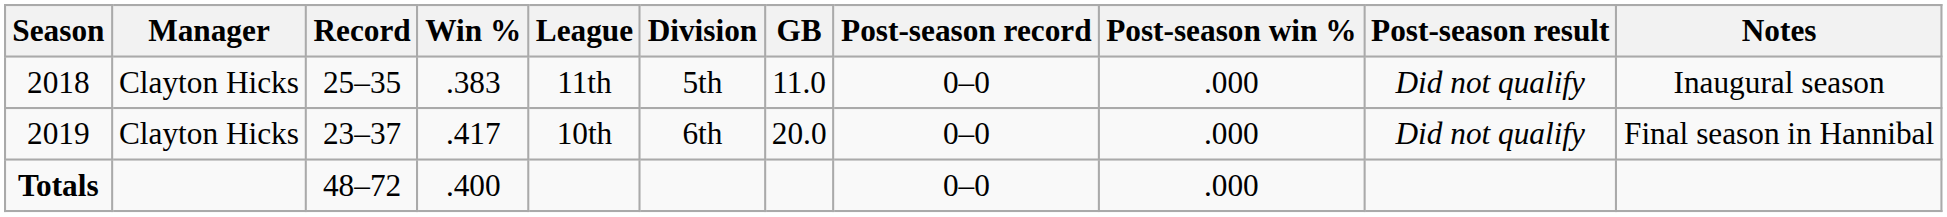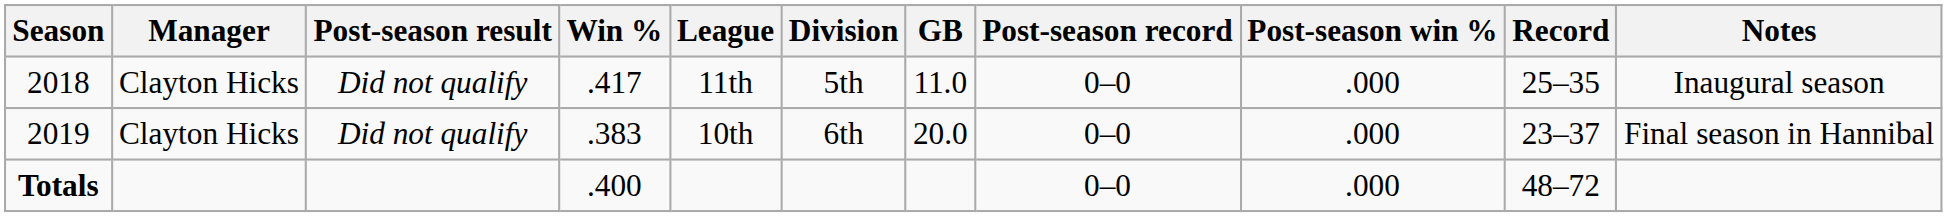columns swapped: (362, 30) <-> (1490, 30)
(473, 82) .383 -> (614, 82) .417
(473, 133) .417 -> (614, 133) .383
